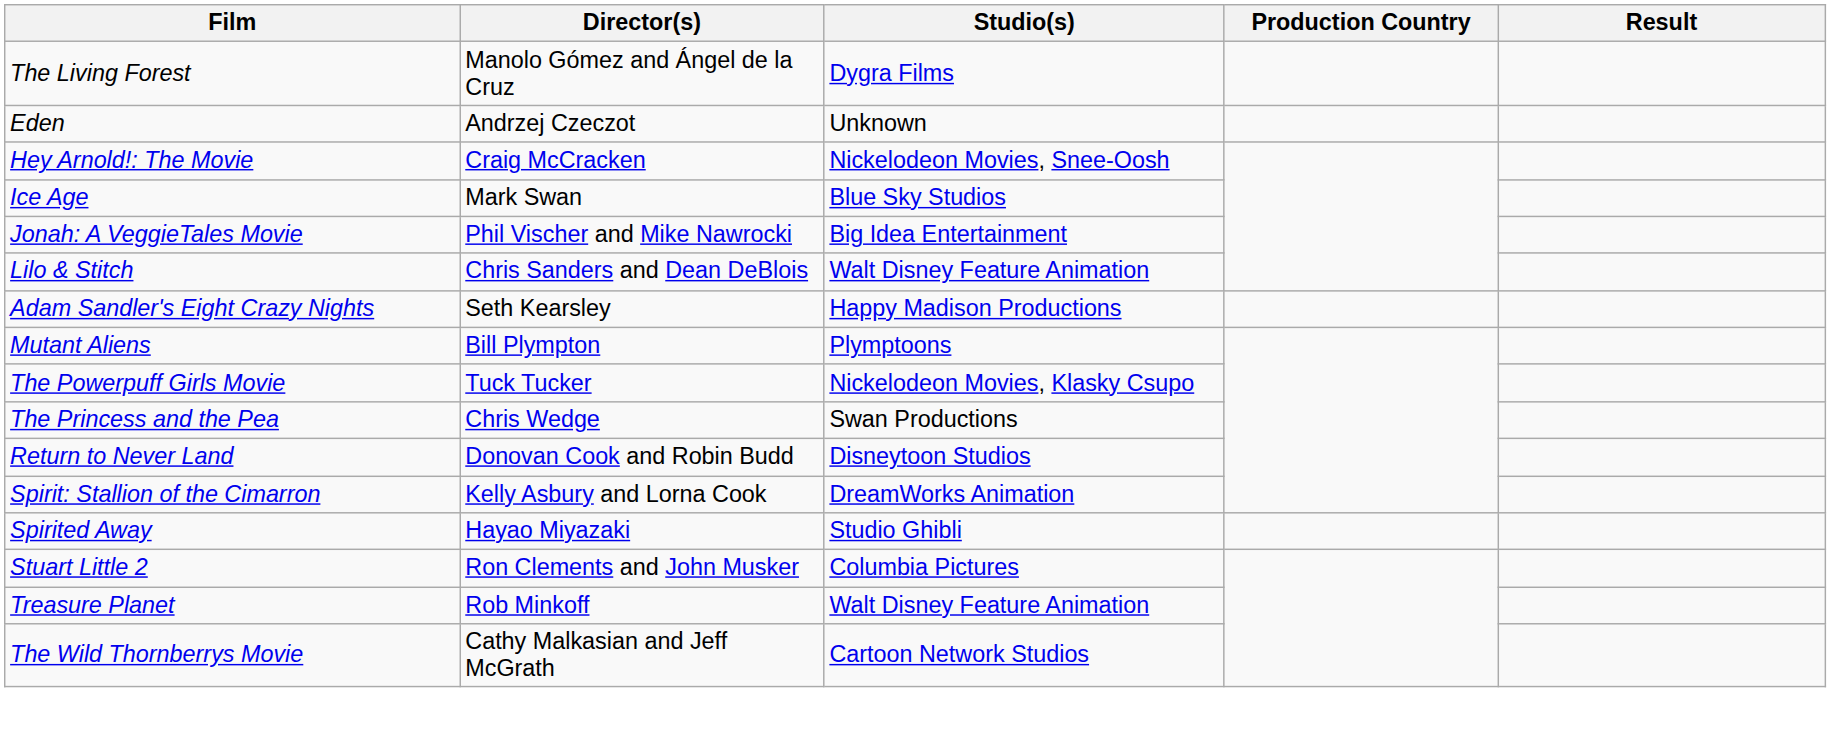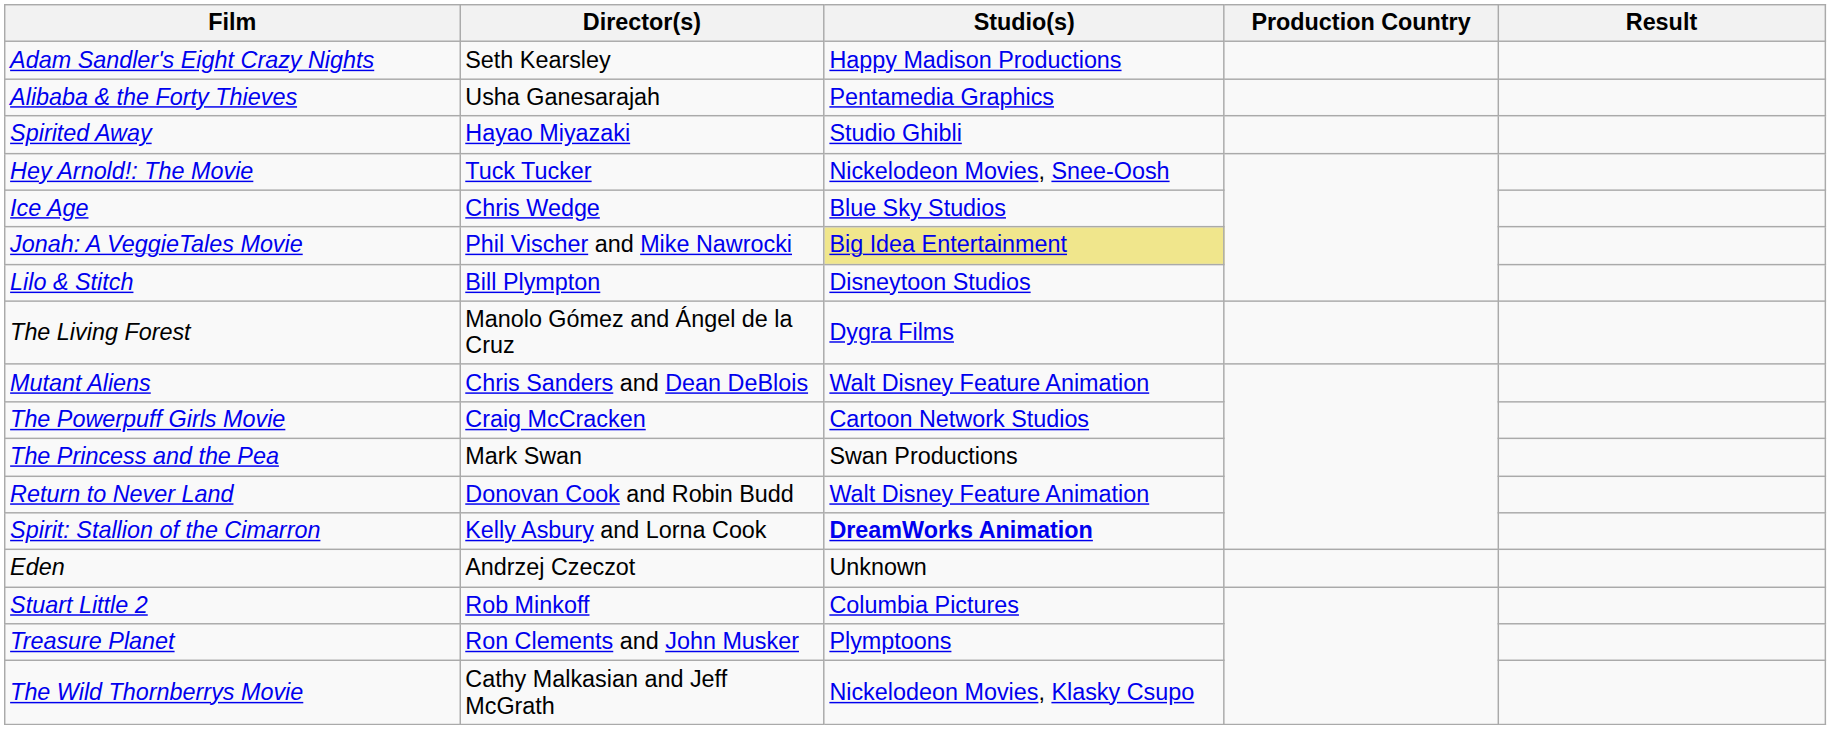rows swapped: (192, 308) <-> (100, 73)
+ row: (154, 97)
rows swapped: (37, 123) <-> (81, 530)
(555, 160) Craig McCracken -> (528, 171) Tuck Tucker
(524, 197) Mark Swan -> (533, 208) Chris Wedge
(948, 234) no background -> (948, 245) khaki background
(637, 271) Chris Sanders and Dean DeBlois -> (533, 282) Bill Plympton
(989, 271) Walt Disney Feature Animation -> (930, 282) Disneytoon Studios
(533, 345) Bill Plympton -> (637, 382) Chris Sanders and Dean DeBlois
(890, 345) Plymptoons -> (989, 382) Walt Disney Feature Animation
(528, 382) Tuck Tucker -> (555, 419) Craig McCracken
(1012, 382) Nickelodeon Movies, Klasky Csupo -> (959, 419) Cartoon Network Studios
(533, 419) Chris Wedge -> (524, 456) Mark Swan
(930, 456) Disneytoon Studios -> (989, 493) Walt Disney Feature Animation
(952, 493) normal -> (961, 530) bold
(632, 567) Ron Clements and John Musker -> (527, 605) Rob Minkoff
(527, 605) Rob Minkoff -> (632, 642) Ron Clements and John Musker
(989, 605) Walt Disney Feature Animation -> (890, 642) Plymptoons
(959, 655) Cartoon Network Studios -> (1012, 692) Nickelodeon Movies, Klasky Csupo
